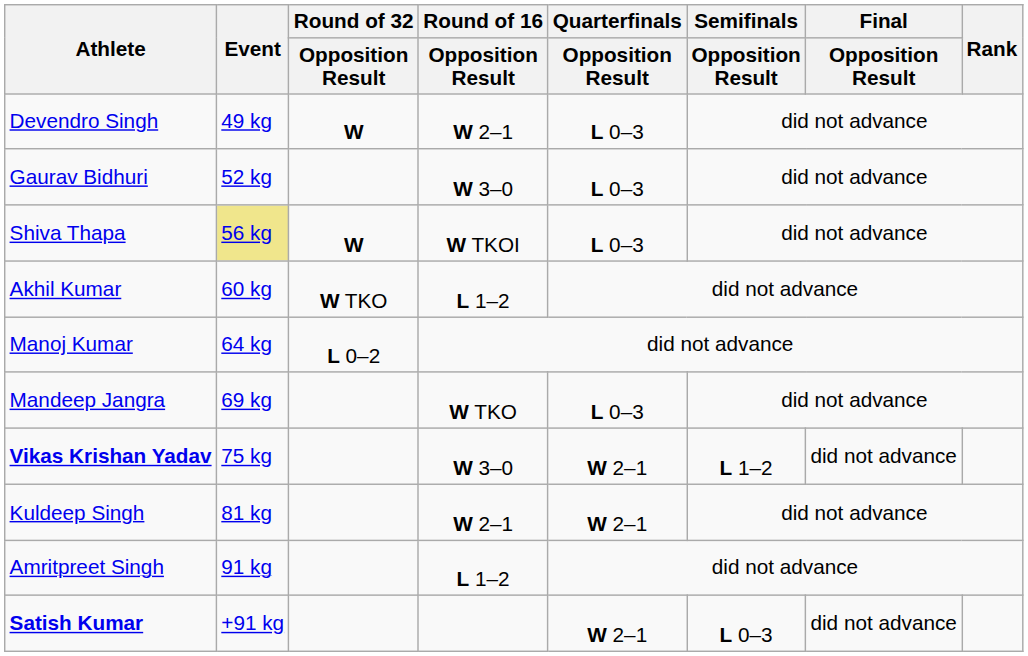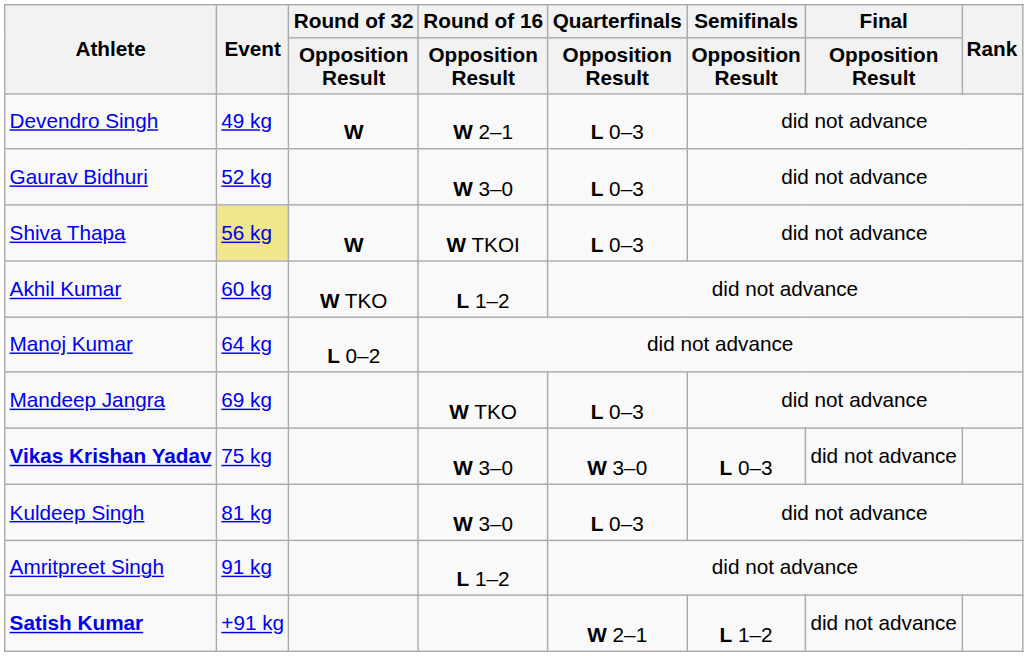(617, 468) W 2–1 -> (617, 468) W 3–0
(746, 468) L 1–2 -> (746, 468) L 0–3
(483, 524) W 2–1 -> (483, 524) W 3–0
(617, 524) W 2–1 -> (617, 524) L 0–3
(746, 635) L 0–3 -> (746, 635) L 1–2
